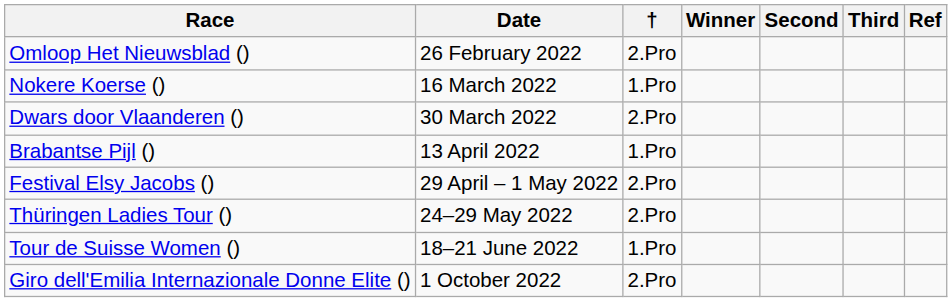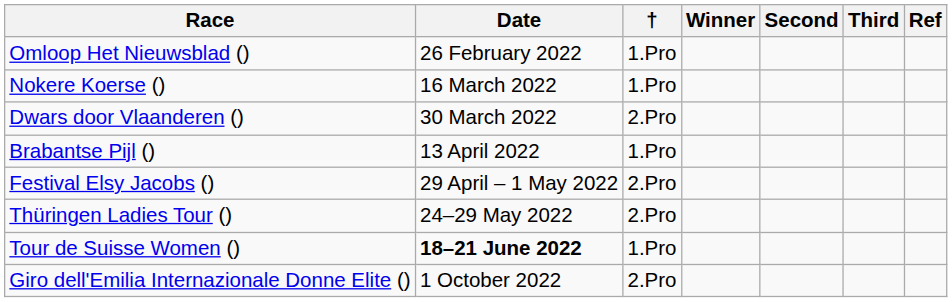(652, 53) 2.Pro -> (652, 53) 1.Pro
(499, 248) normal -> (501, 248) bold
